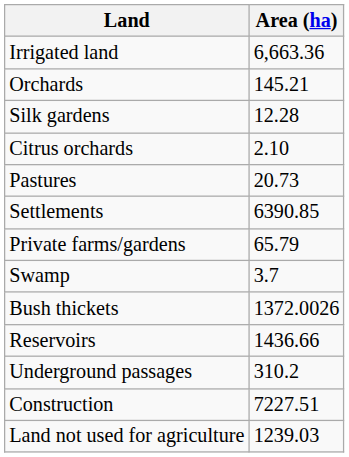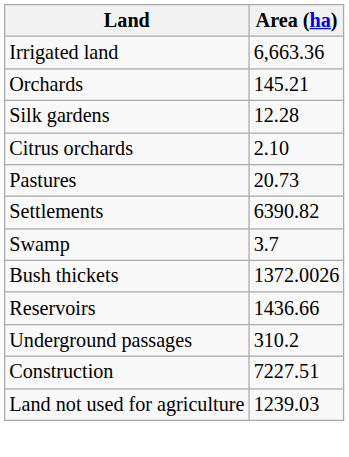(286, 212) 6390.85 -> (286, 212) 6390.82
- row: (97, 244)
